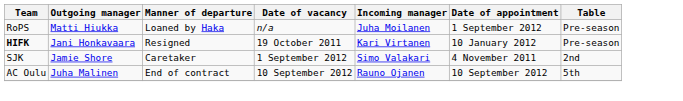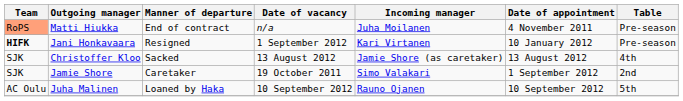(18, 27) no background -> (18, 27) lightsalmon background
(185, 27) Loaned by Haka -> (187, 27) End of contract
(497, 27) 1 September 2012 -> (550, 27) 4 November 2011
(299, 42) 19 October 2011 -> (302, 42) 1 September 2012
+ row: (96, 58)
(302, 58) 1 September 2012 -> (299, 73) 19 October 2011
(494, 58) 4 November 2011 -> (553, 73) 1 September 2012
(187, 73) End of contract -> (185, 88) Loaned by Haka
